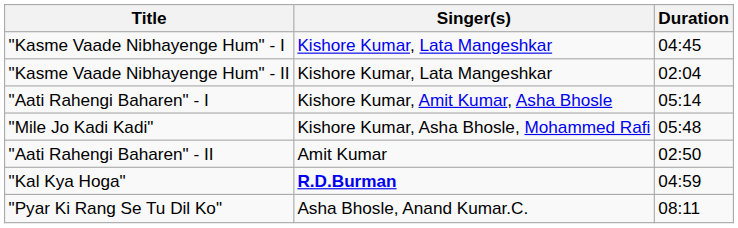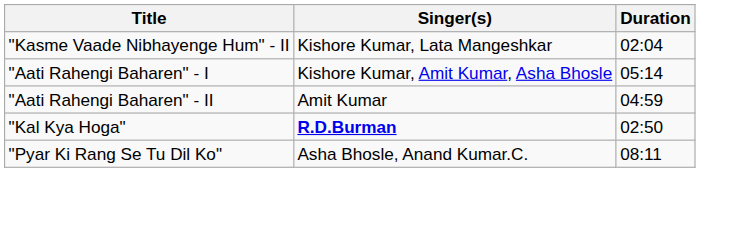- row: (147, 46)
- row: (81, 127)
(680, 154) 02:50 -> (642, 100) 04:59
(680, 181) 04:59 -> (642, 127) 02:50
